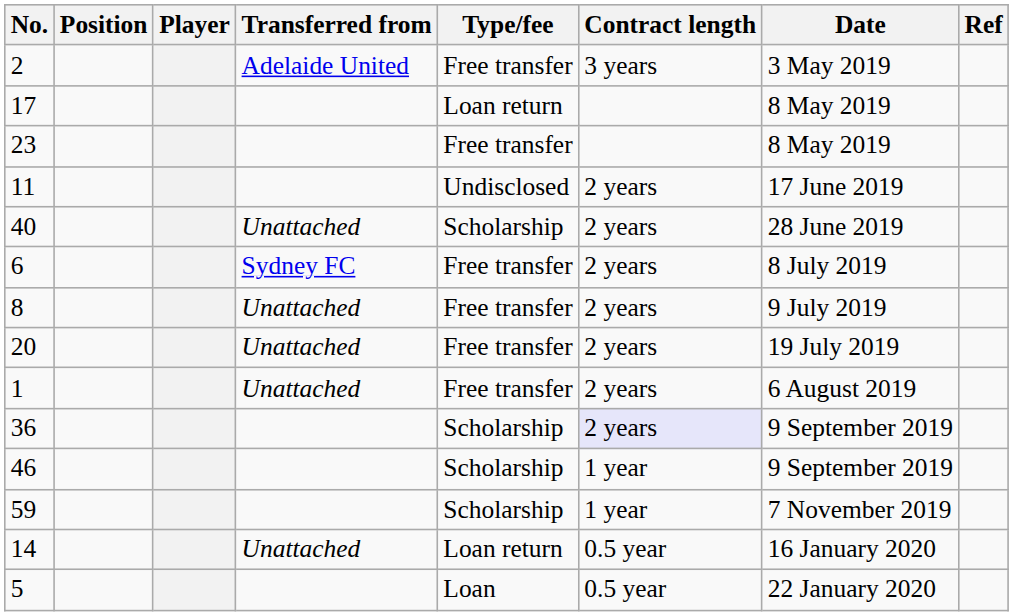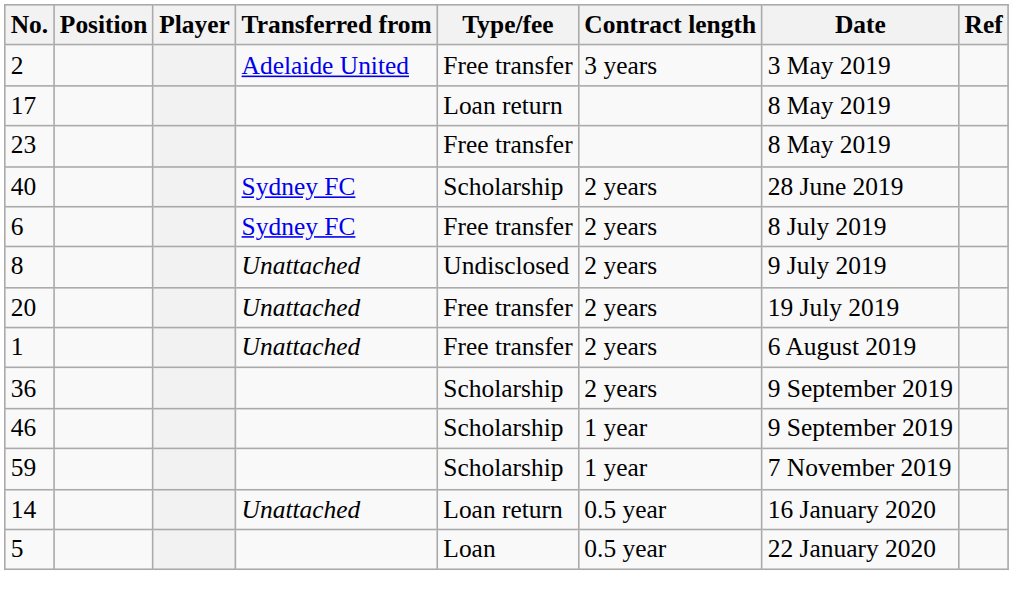- row: (23, 186)
(301, 226) Unattached -> (298, 186) Sydney FC
(508, 307) Free transfer -> (506, 266) Undisclosed
(621, 428) lavender background -> (621, 387) no background
